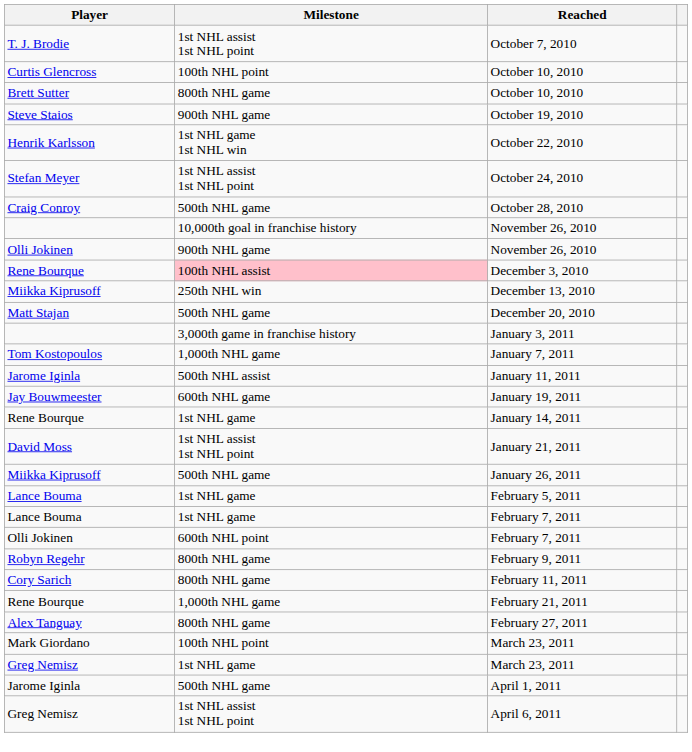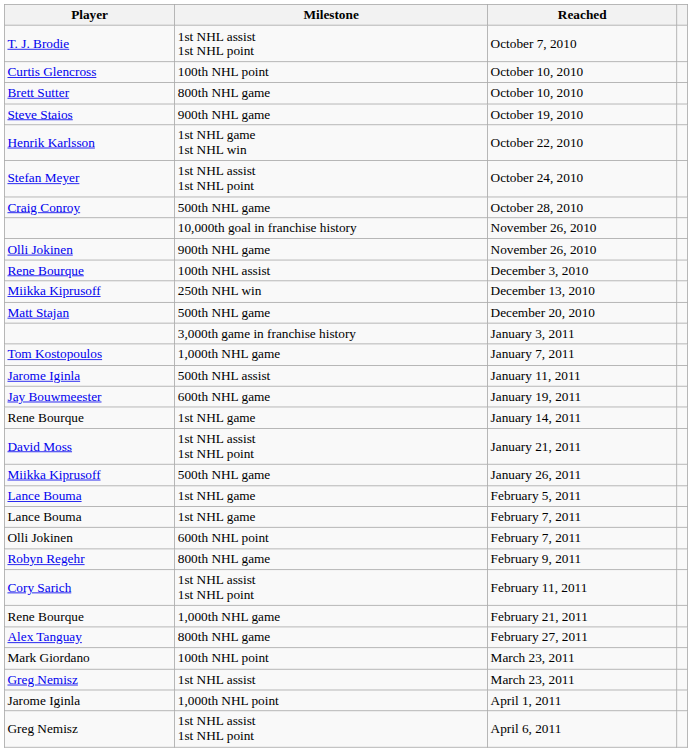(224, 270) pink background -> (224, 270) no background
(224, 580) 800th NHL game -> (217, 587) 1st NHL assist 1st NHL point
(217, 664) 1st NHL game -> (217, 679) 1st NHL assist
(224, 685) 500th NHL game -> (228, 700) 1,000th NHL point
